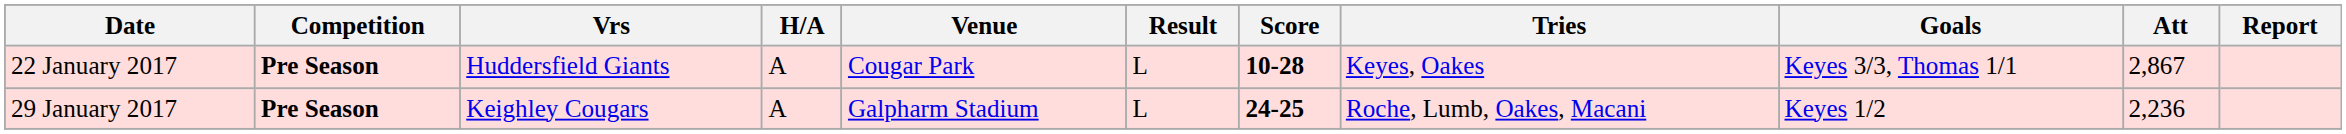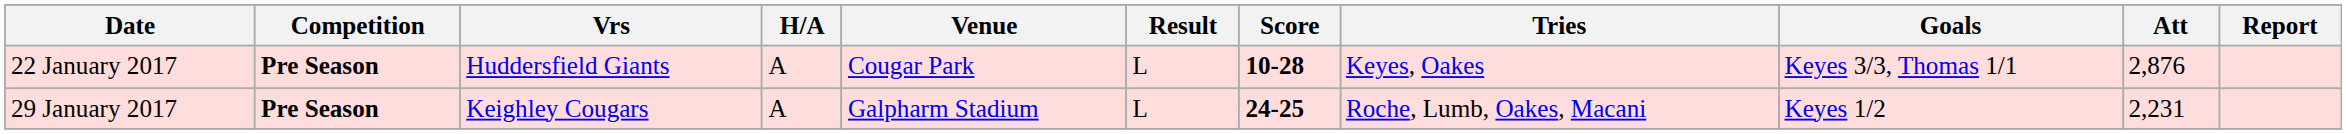(2157, 66) 2,867 -> (2157, 66) 2,876
(2157, 107) 2,236 -> (2157, 107) 2,231
